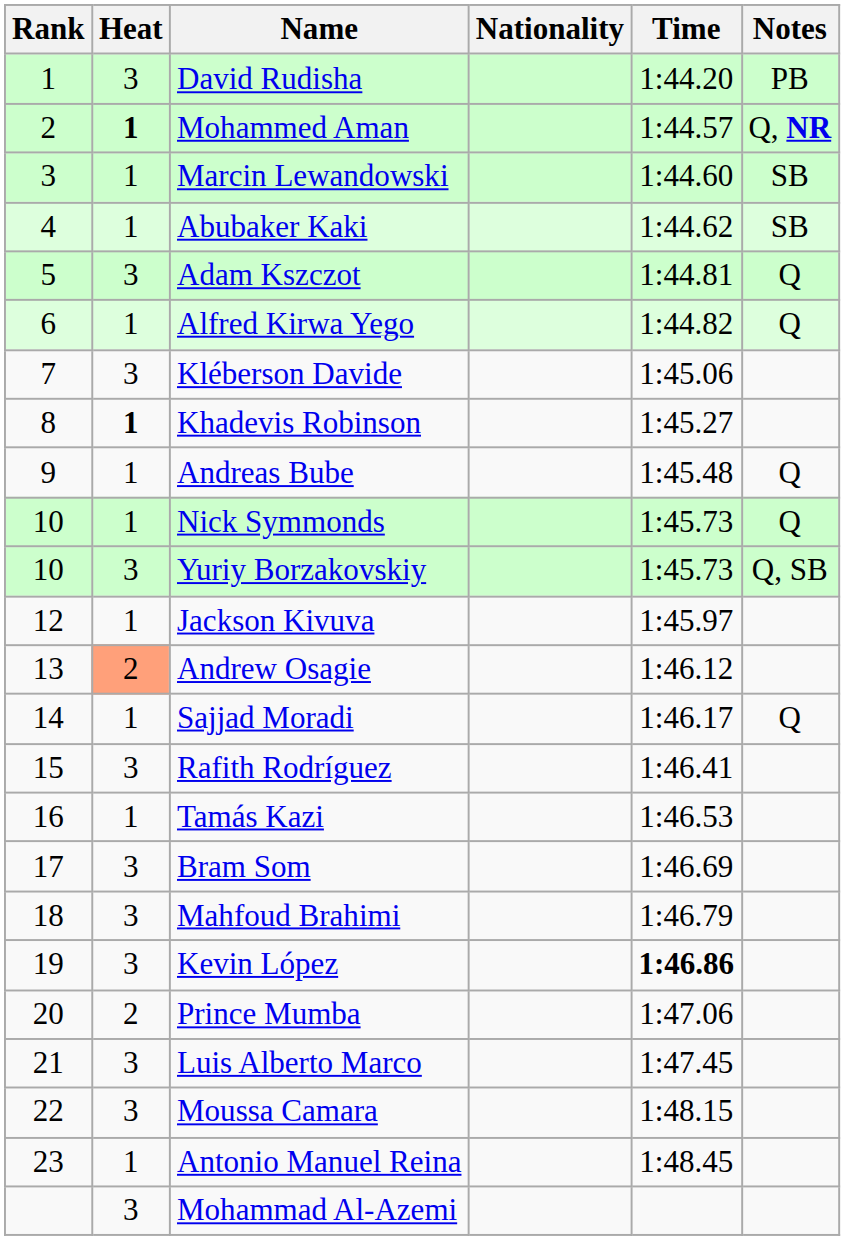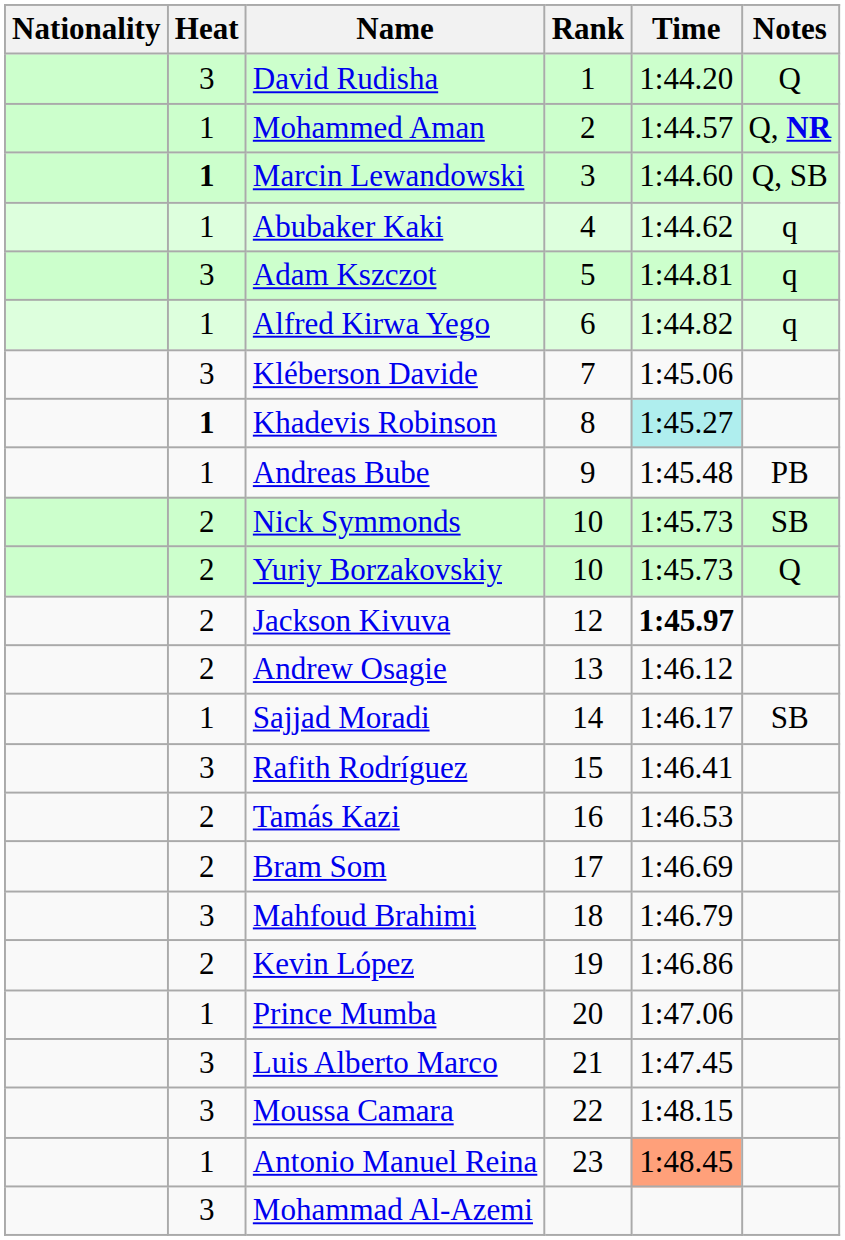columns swapped: (48, 29) <-> (550, 29)
(790, 78) PB -> (790, 78) Q
(131, 127) bold -> (207, 127) normal
(131, 176) normal -> (207, 176) bold
(790, 176) SB -> (790, 176) Q, SB
(790, 226) SB -> (790, 226) q
(790, 275) Q -> (790, 275) q
(790, 324) Q -> (790, 324) q
(686, 422) no background -> (686, 422) paleturquoise background
(790, 472) Q -> (790, 472) PB
(131, 521) 1 -> (207, 521) 2
(790, 521) Q -> (790, 521) SB
(131, 570) 3 -> (207, 570) 2
(790, 570) Q, SB -> (790, 570) Q
(131, 619) 1 -> (207, 619) 2
(686, 619) normal -> (686, 619) bold
(131, 669) lightsalmon background -> (207, 669) no background
(790, 718) Q -> (790, 718) SB
(131, 816) 1 -> (207, 816) 2
(131, 865) 3 -> (207, 865) 2
(131, 964) 3 -> (207, 964) 2
(686, 964) bold -> (686, 964) normal
(131, 1013) 2 -> (207, 1013) 1
(686, 1161) no background -> (686, 1161) lightsalmon background
